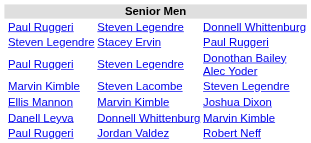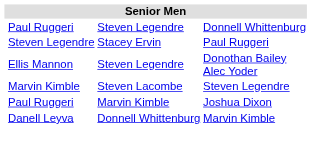(41, 64) Paul Ruggeri -> (40, 64) Ellis Mannon
(40, 102) Ellis Mannon -> (41, 102) Paul Ruggeri
- row: (232, 133)
